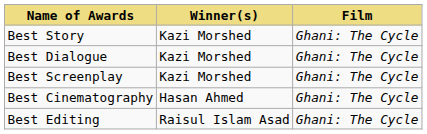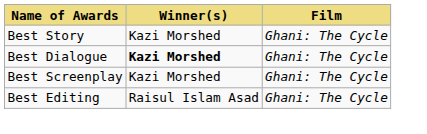(205, 56) normal -> (175, 56) bold
- row: (80, 98)
